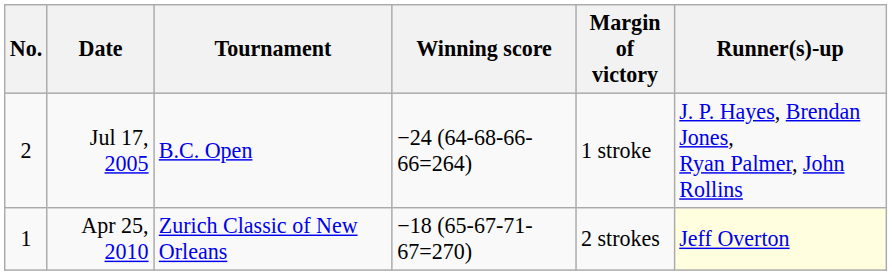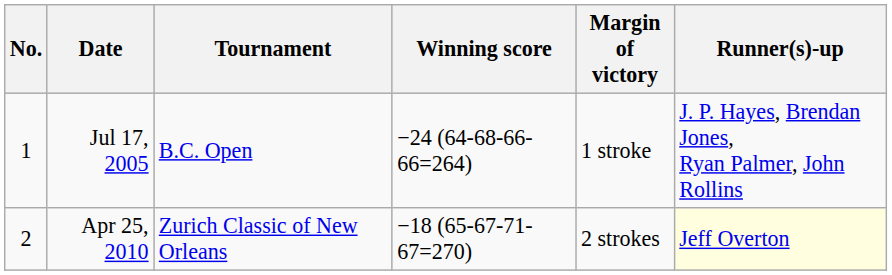(26, 150) 2 -> (26, 150) 1
(26, 239) 1 -> (26, 239) 2
